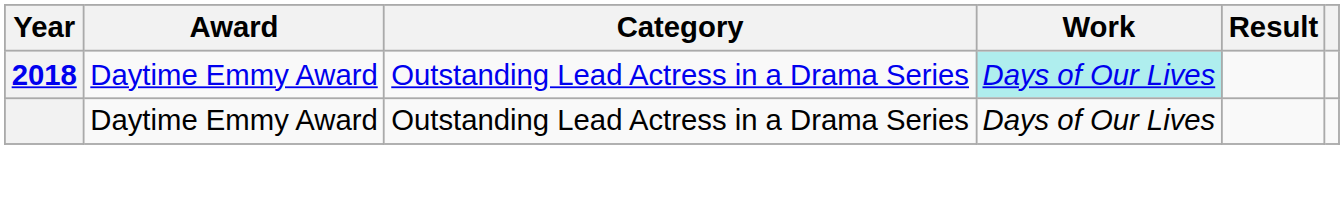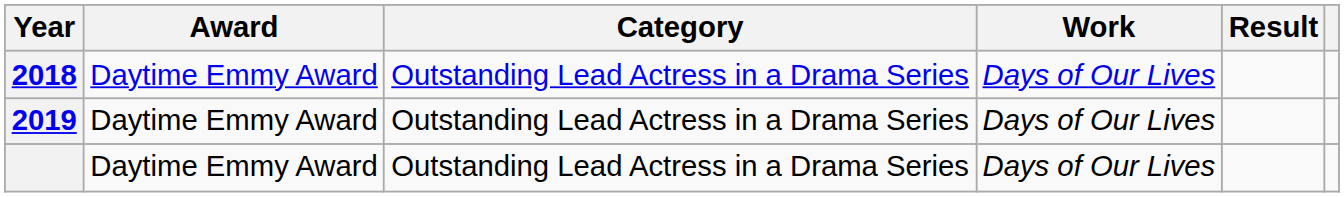(1099, 74) paleturquoise background -> (1099, 74) no background
+ row: (44, 120)
